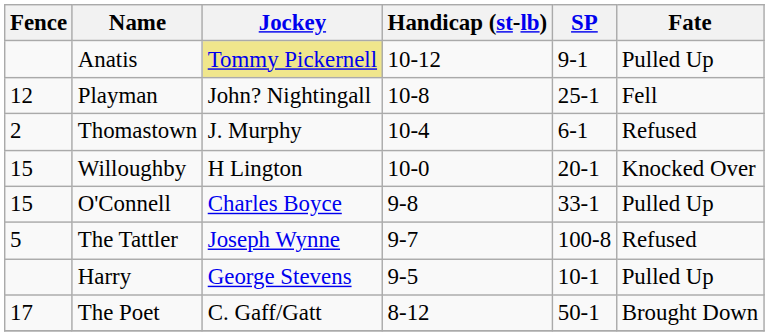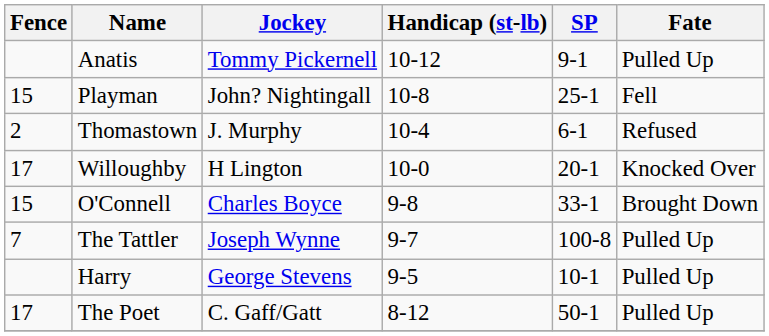(292, 58) khaki background -> (292, 58) no background
(21, 95) 12 -> (21, 95) 15
(21, 167) 15 -> (21, 167) 17
(668, 204) Pulled Up -> (690, 204) Brought Down
(16, 240) 5 -> (16, 240) 7
(659, 240) Refused -> (668, 240) Pulled Up
(690, 312) Brought Down -> (668, 312) Pulled Up
